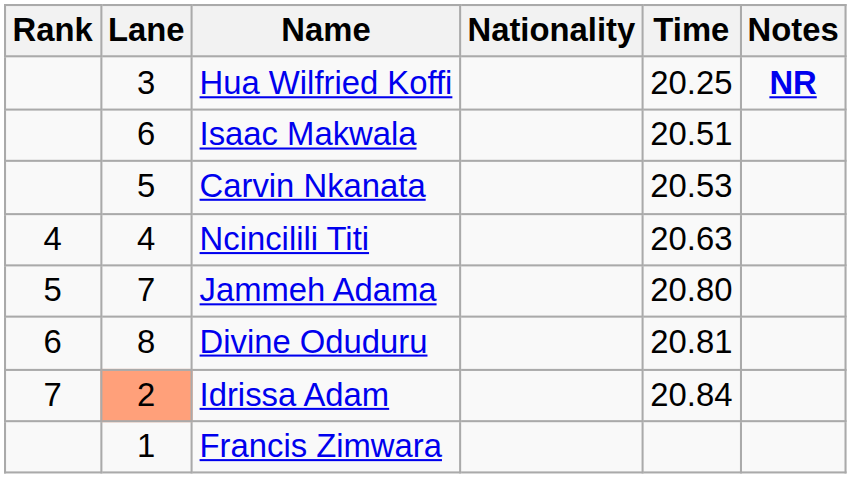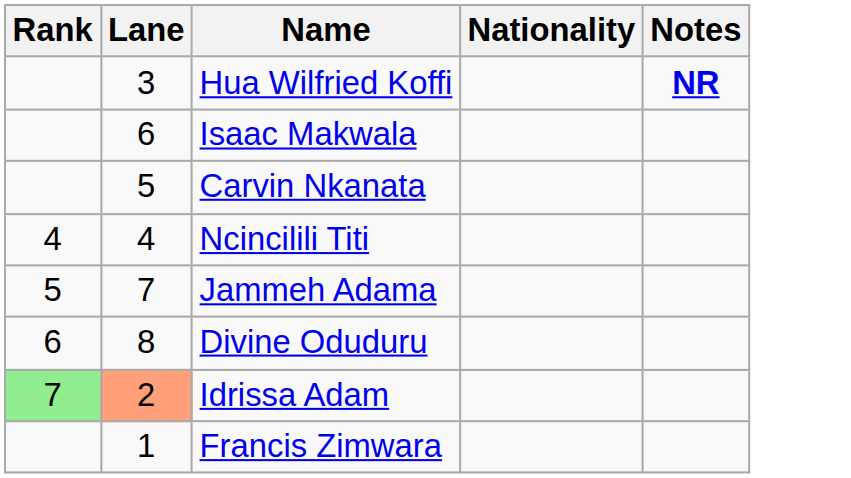- column: (691, 30)
(53, 394) no background -> (53, 394) lightgreen background
